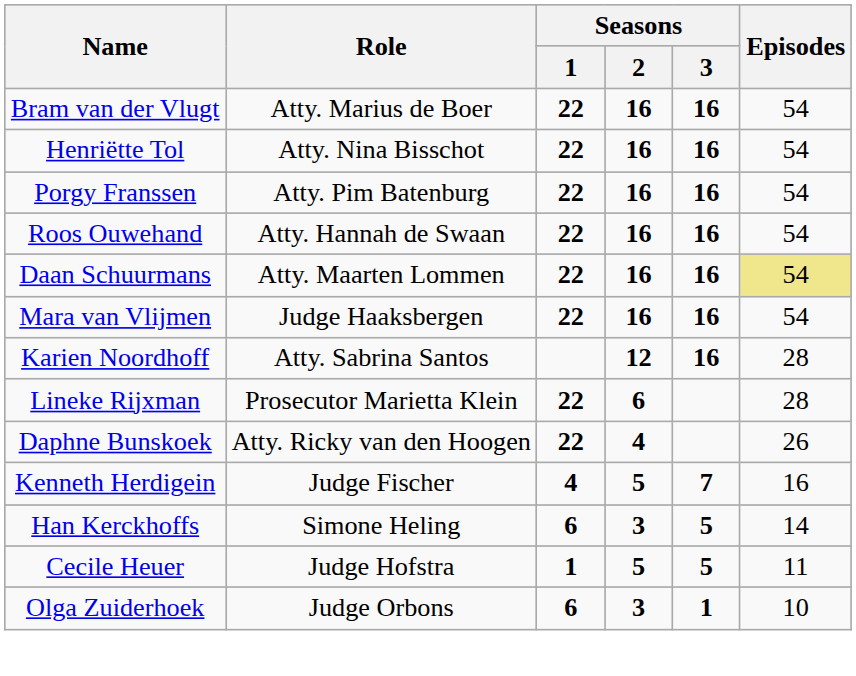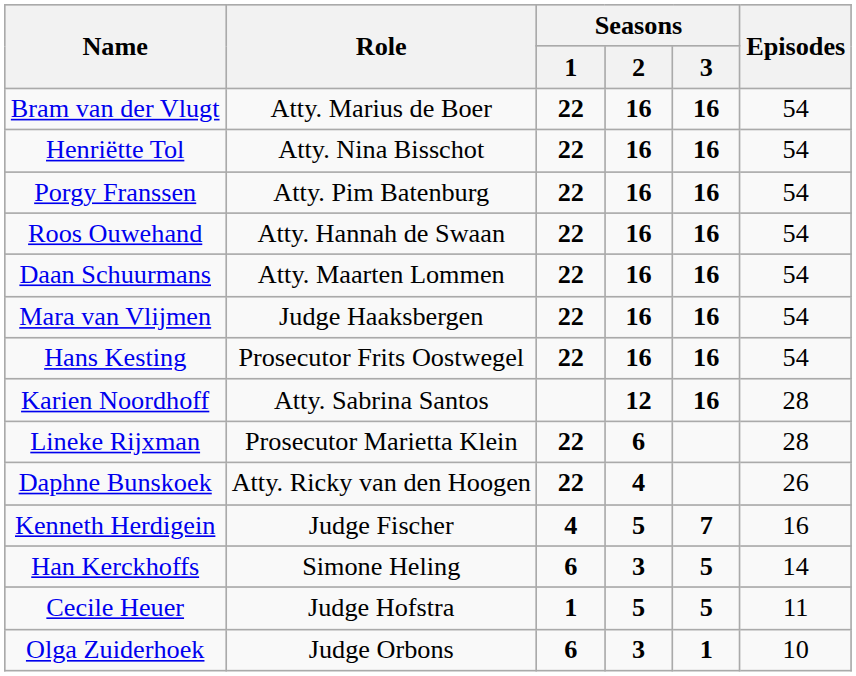(796, 274) khaki background -> (796, 274) no background
+ row: (115, 358)
